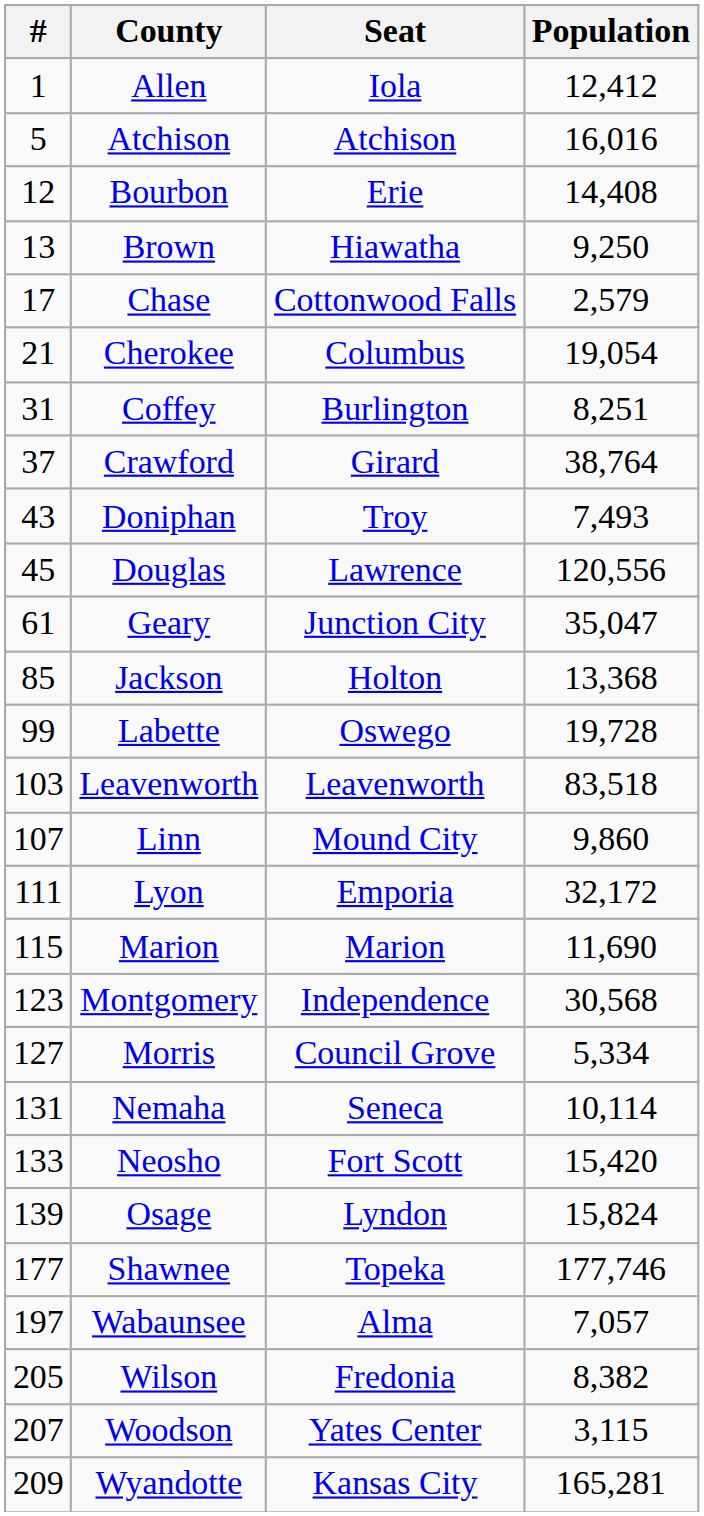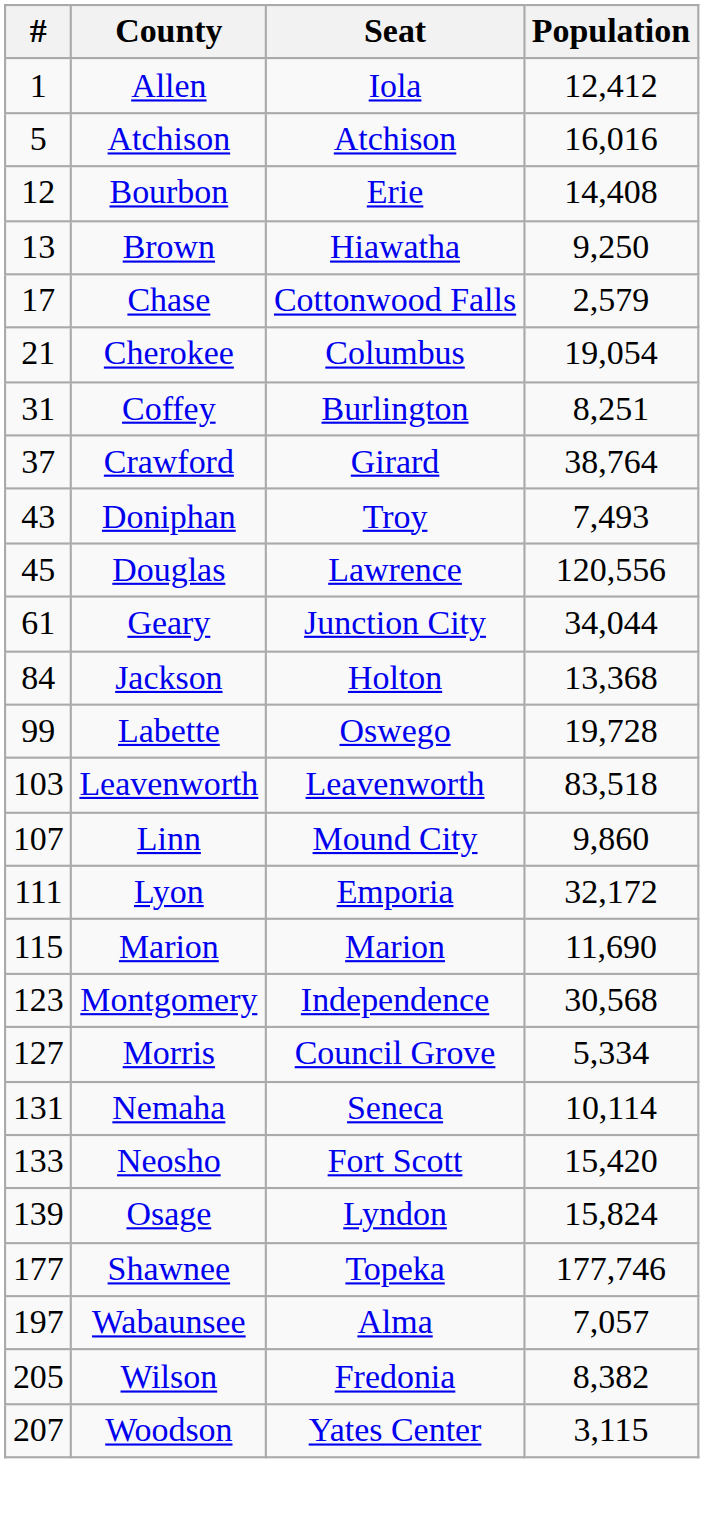(611, 623) 35,047 -> (611, 623) 34,044
(38, 676) 85 -> (38, 676) 84
- row: (169, 1483)
